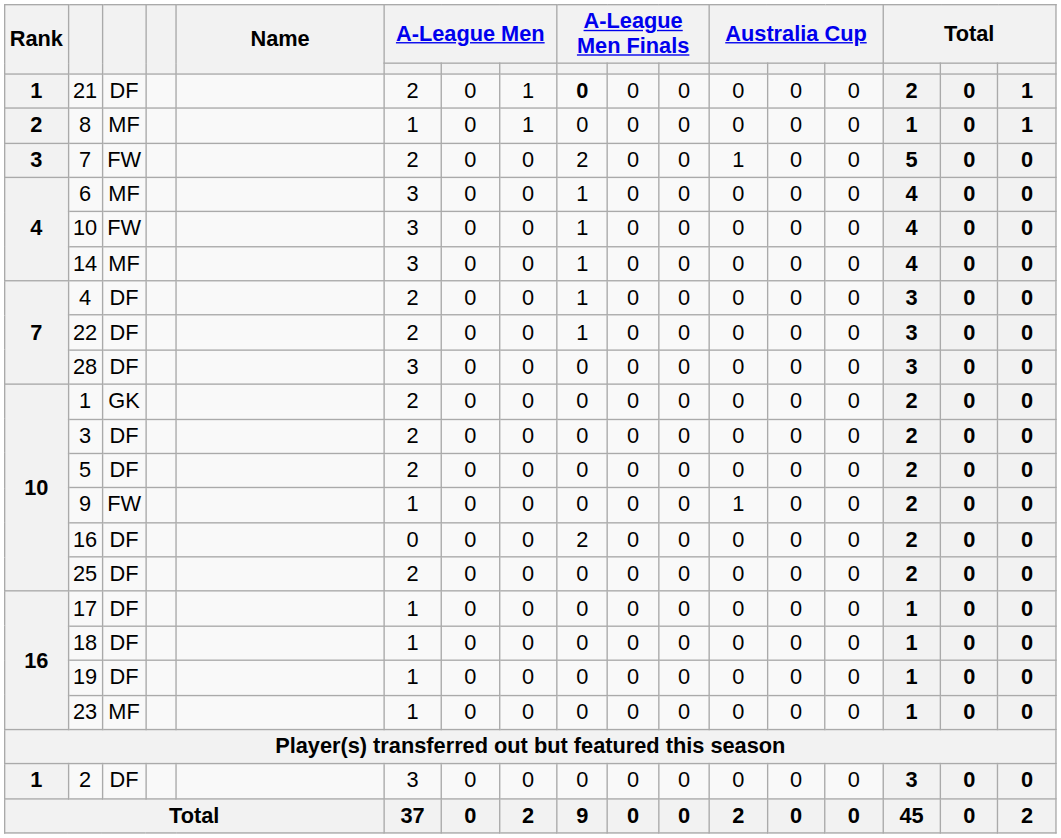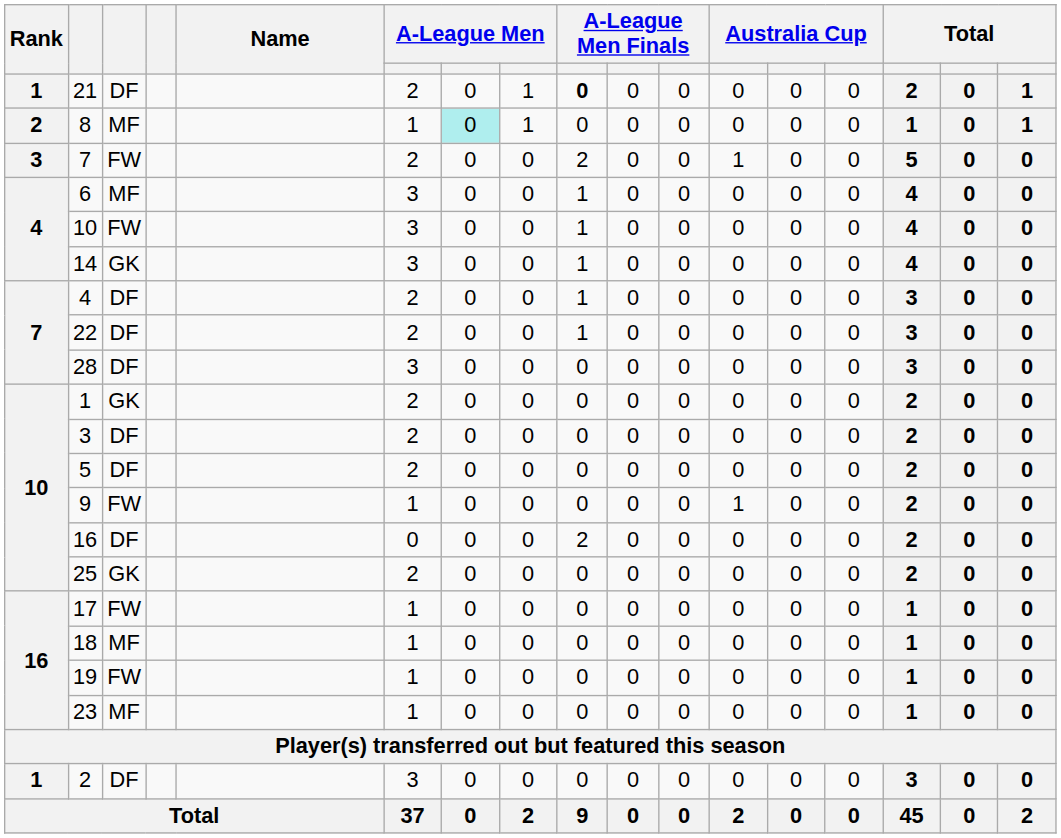(470, 125) no background -> (470, 125) paleturquoise background
(124, 263) MF -> (124, 263) GK
(124, 573) DF -> (124, 573) GK
(124, 608) DF -> (124, 608) FW
(124, 642) DF -> (124, 642) MF
(124, 677) DF -> (124, 677) FW
